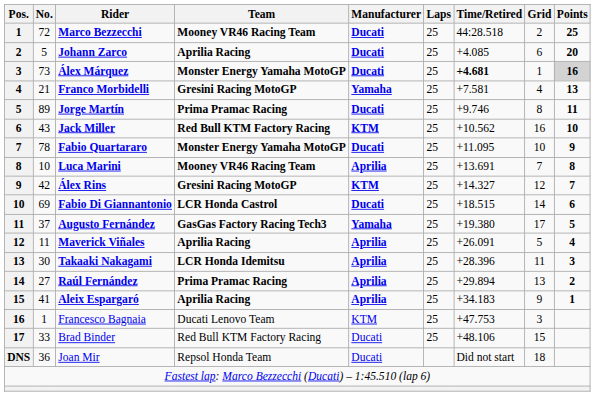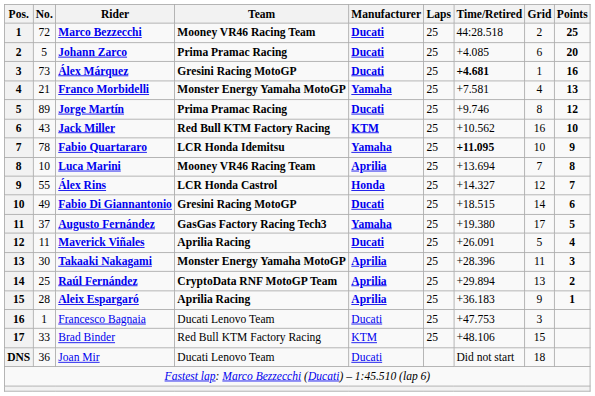(214, 51) Aprilia Racing -> (232, 51) Prima Pramac Racing
(262, 70) Monster Energy Yamaha MotoGP -> (237, 70) Gresini Racing MotoGP
(572, 70) lightgrey background -> (572, 70) no background
(237, 89) Gresini Racing MotoGP -> (262, 89) Monster Energy Yamaha MotoGP
(572, 108) 11 -> (572, 108) 12
(262, 147) Monster Energy Yamaha MotoGP -> (231, 147) LCR Honda Idemitsu
(368, 147) Ducati -> (372, 147) Yamaha
(475, 147) normal -> (475, 147) bold
(476, 166) +13.691 -> (476, 166) +13.694
(44, 185) 42 -> (44, 185) 55
(237, 185) Gresini Racing MotoGP -> (227, 185) LCR Honda Castrol
(365, 185) KTM -> (368, 185) Honda
(44, 204) 69 -> (44, 204) 49
(227, 204) LCR Honda Castrol -> (237, 204) Gresini Racing MotoGP
(369, 242) Aprilia -> (368, 242) Ducati
(231, 261) LCR Honda Idemitsu -> (262, 261) Monster Energy Yamaha MotoGP
(44, 280) 27 -> (44, 280) 25
(232, 280) Prima Pramac Racing -> (257, 280) CryptoData RNF MotoGP Team
(44, 299) 41 -> (44, 299) 28
(476, 299) +34.183 -> (476, 299) +36.183
(364, 318) KTM -> (367, 318) Ducati
(367, 337) Ducati -> (364, 337) KTM
(224, 356) Repsol Honda Team -> (226, 356) Ducati Lenovo Team
